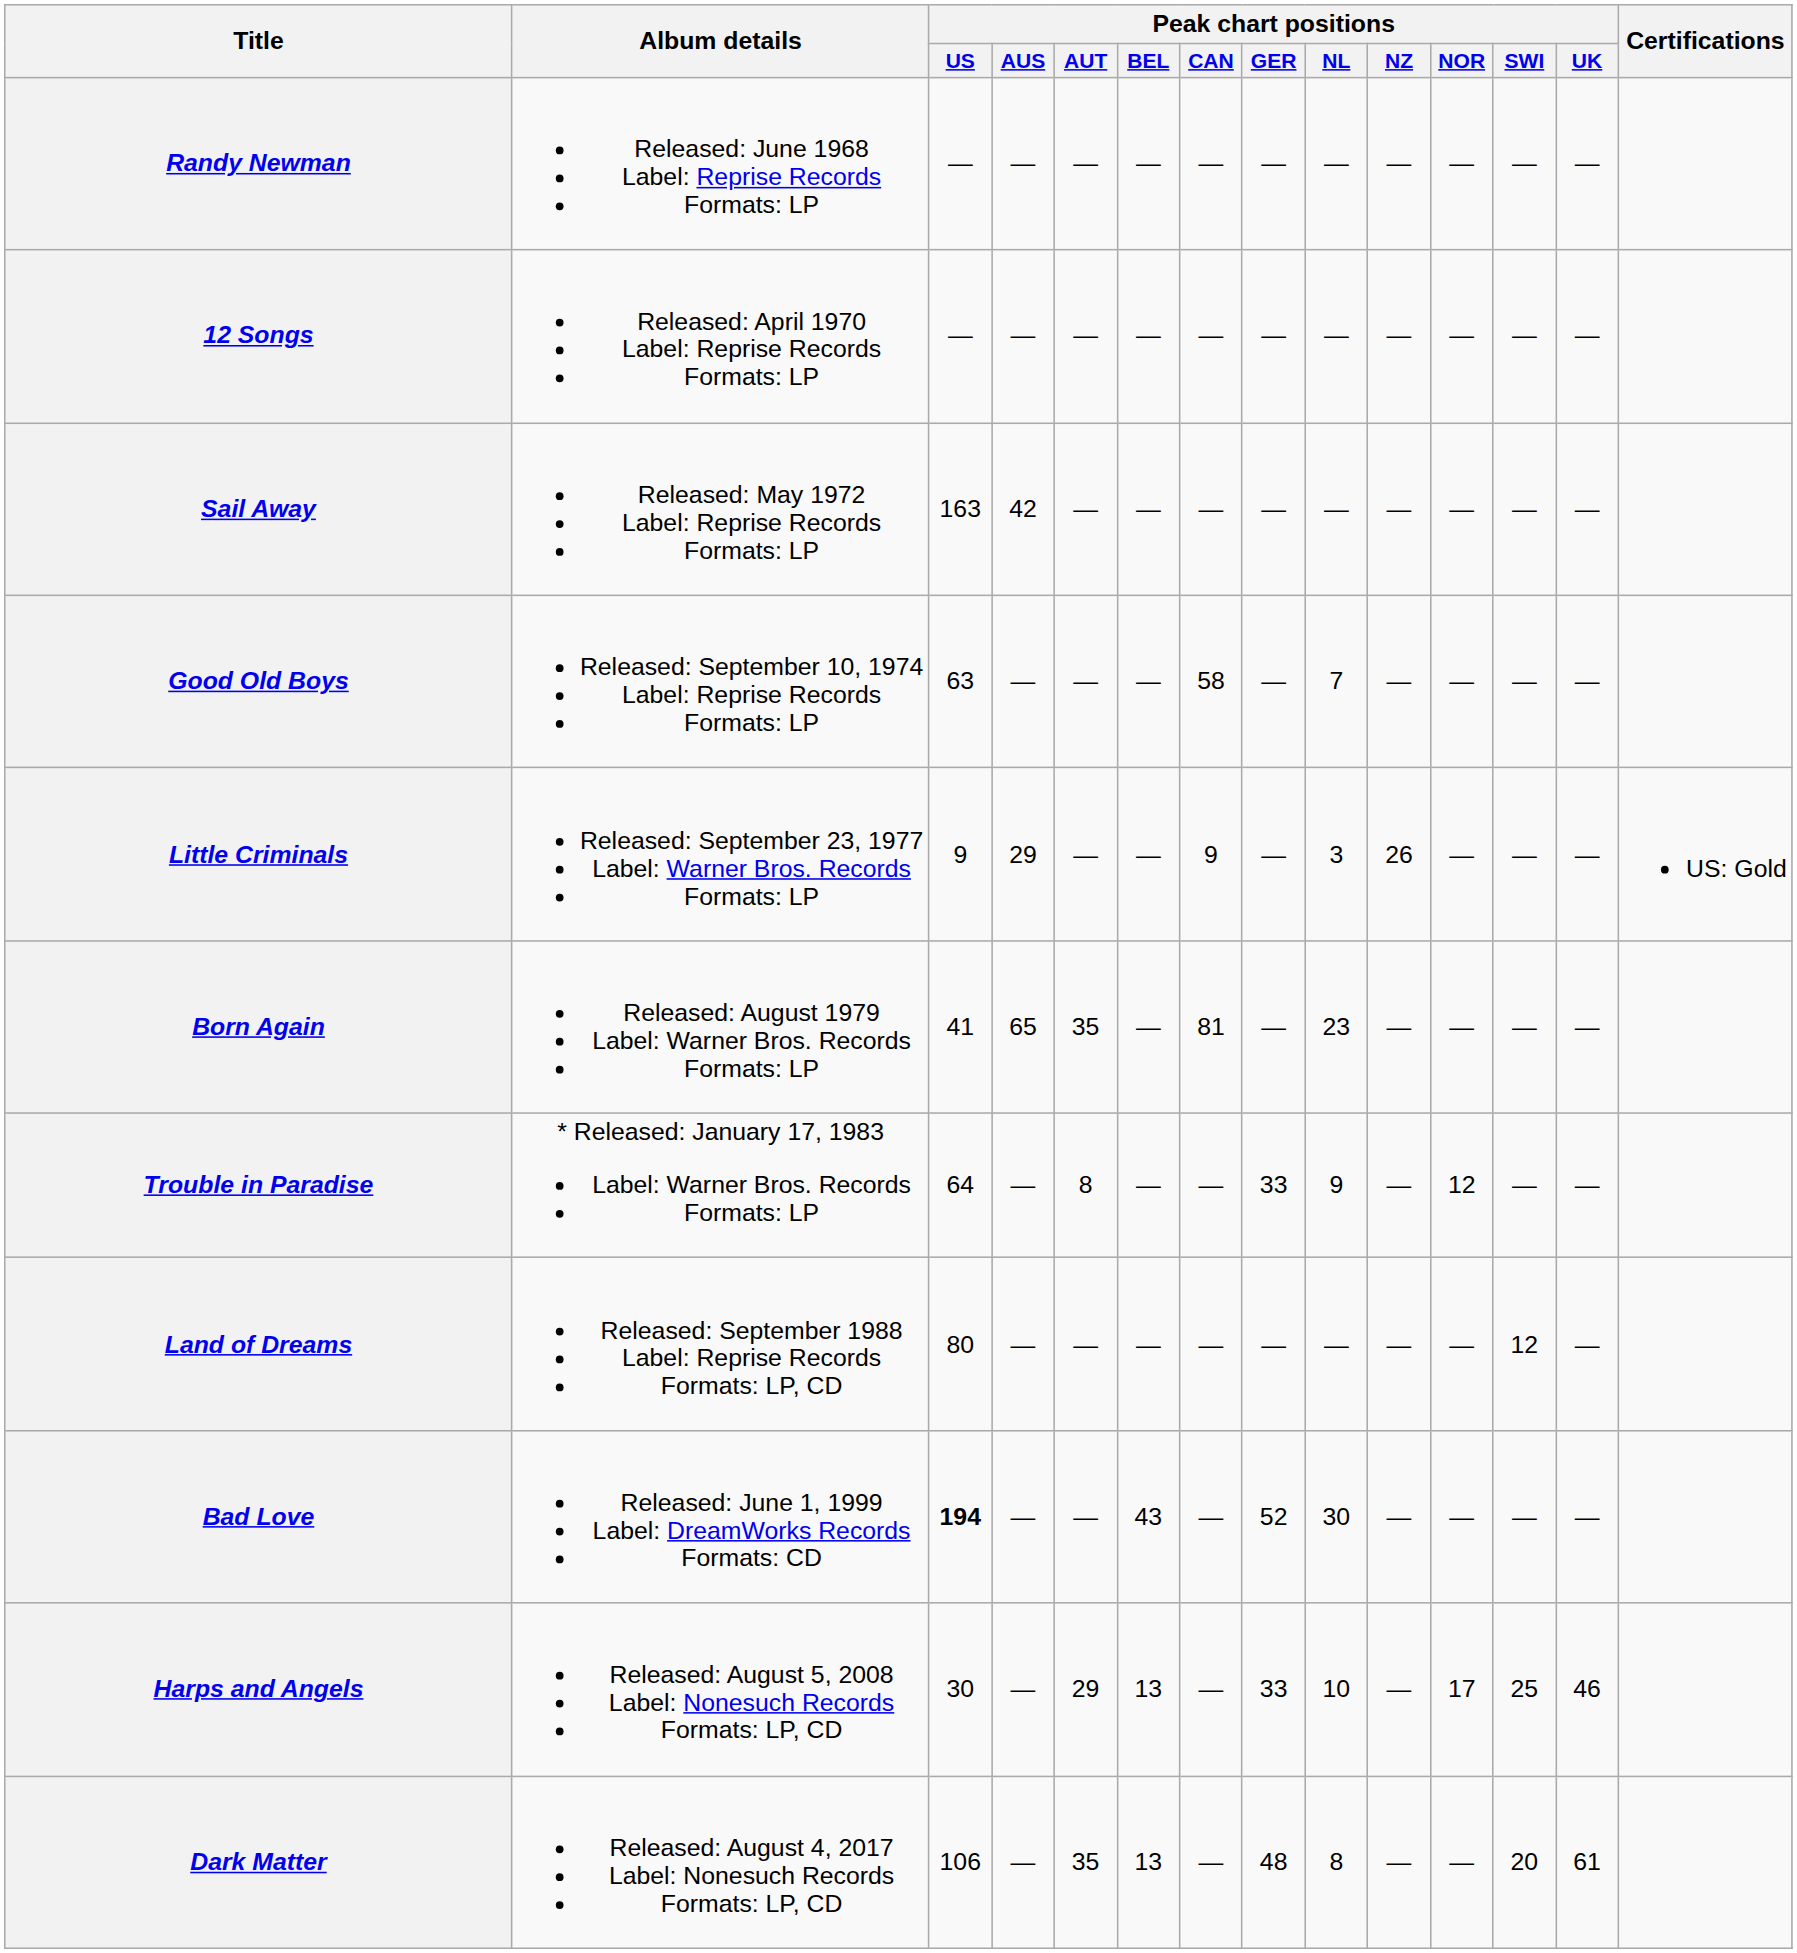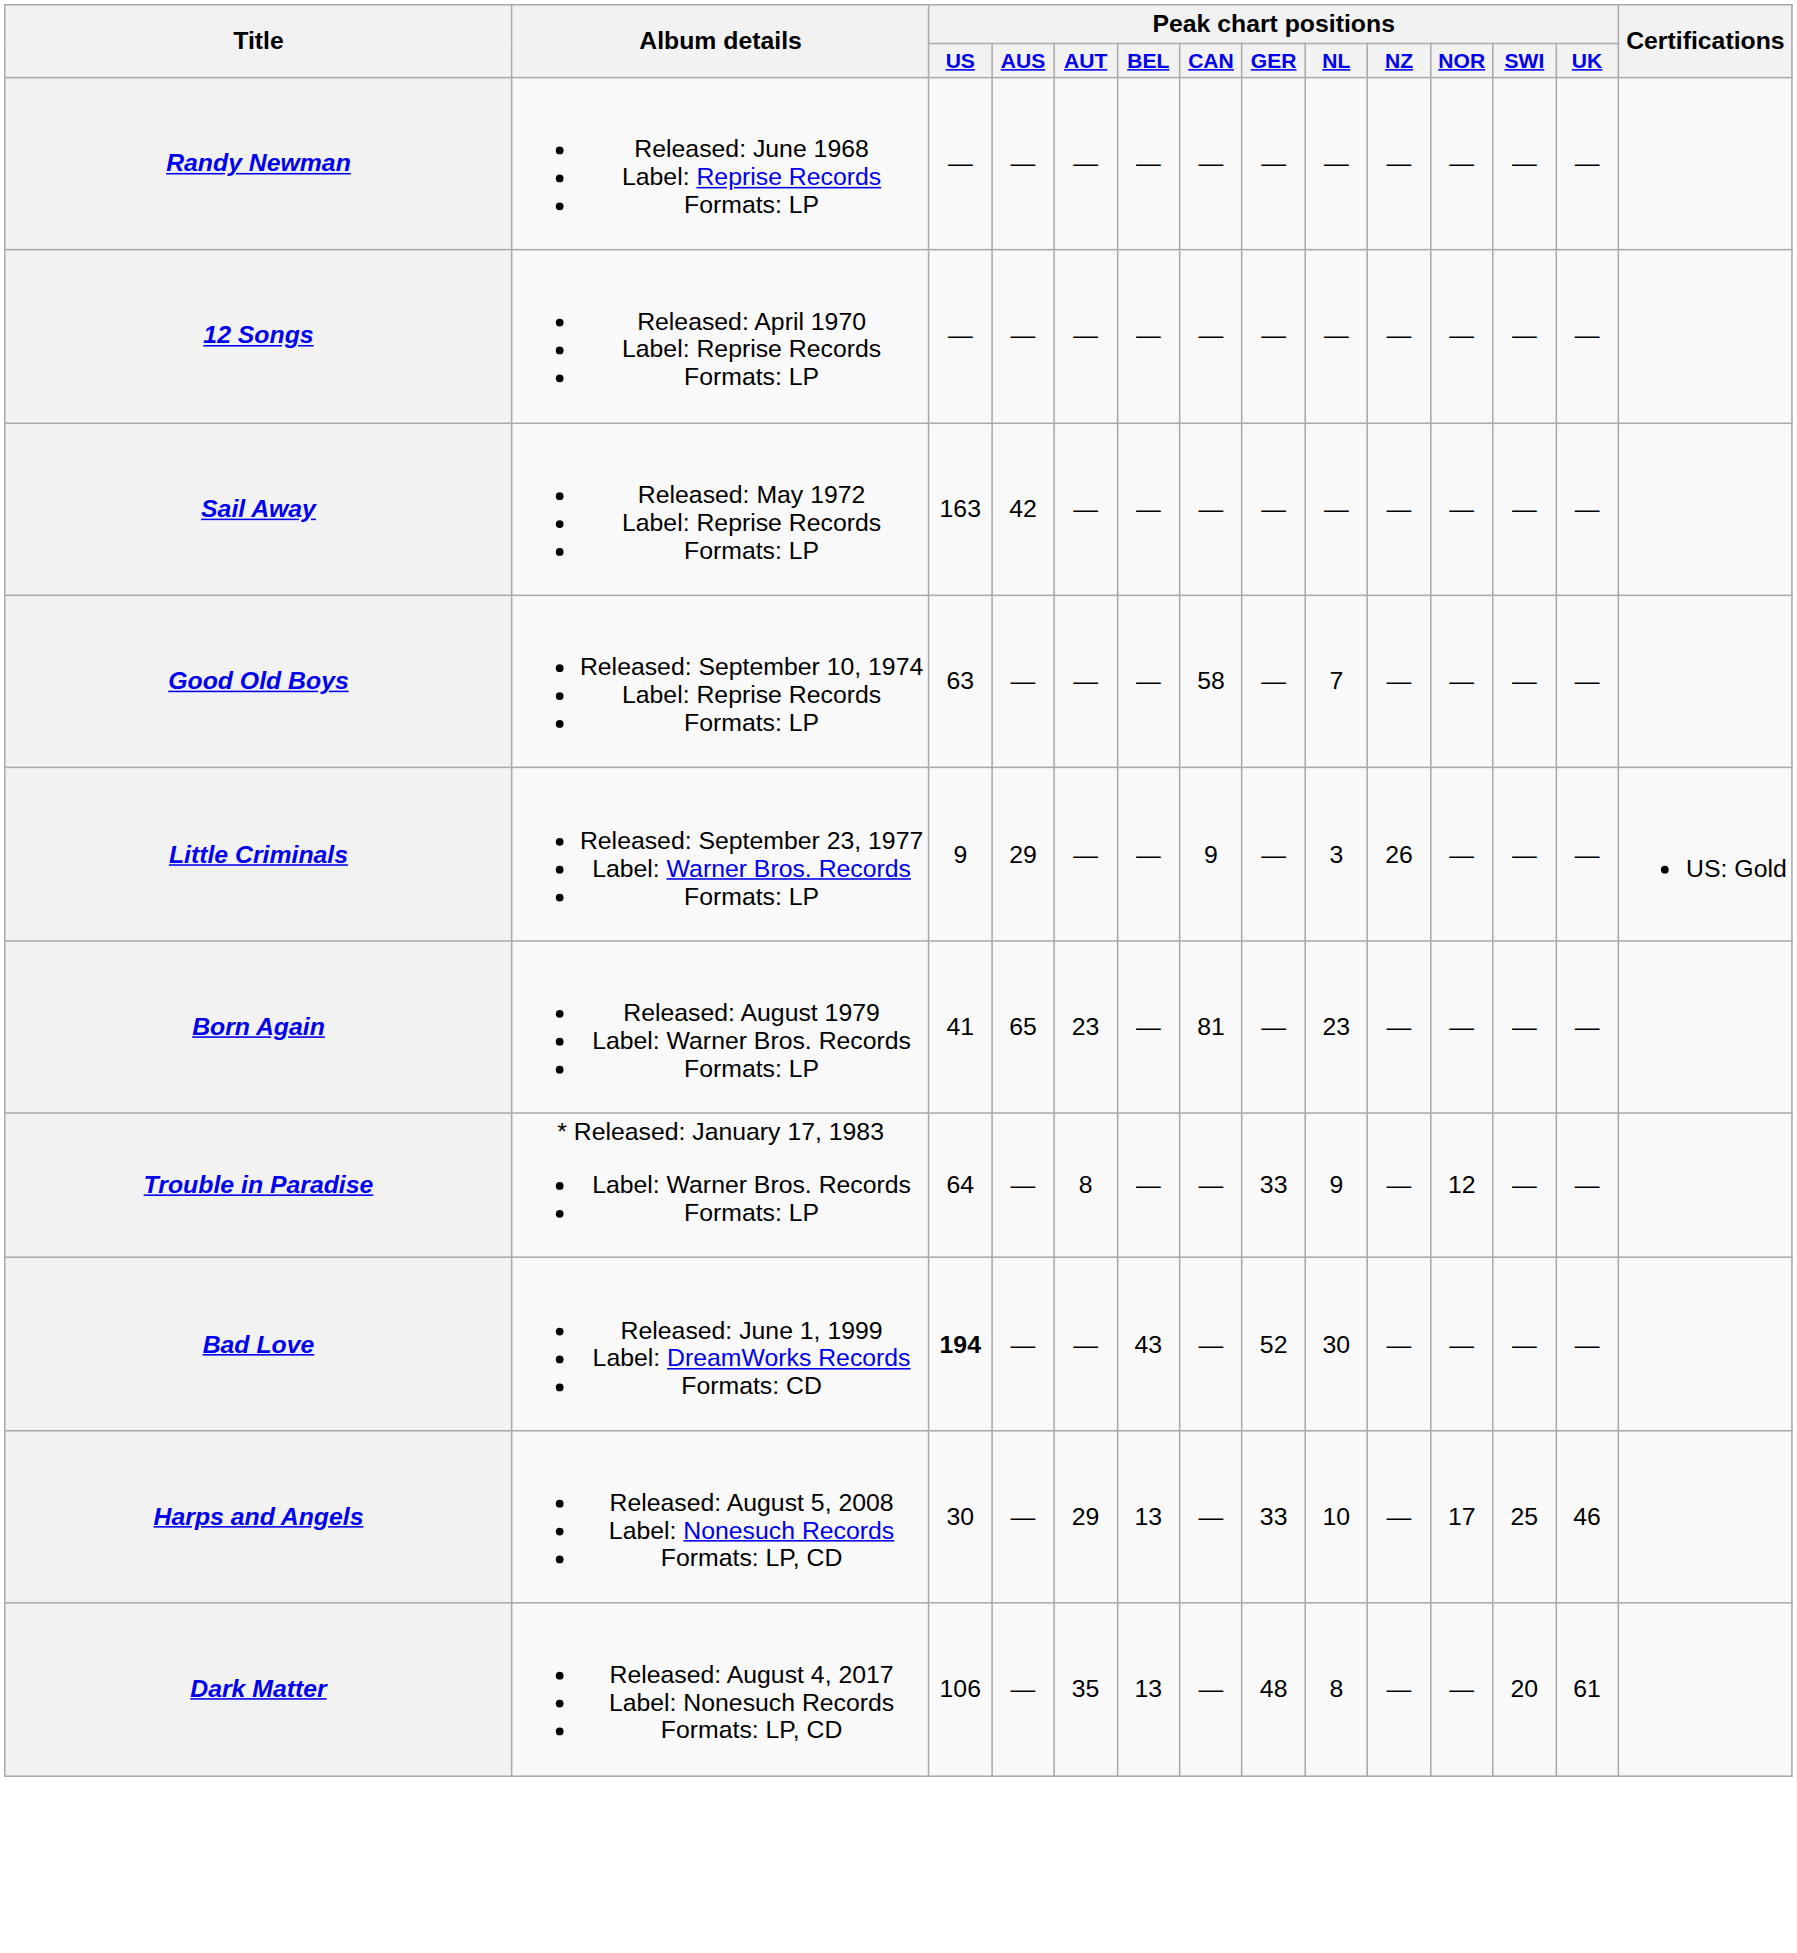(1086, 1026) 35 -> (1086, 1026) 23
- row: (258, 1343)
